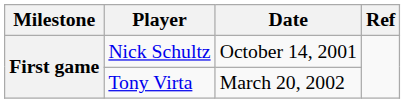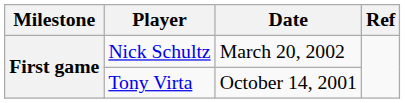(288, 51) October 14, 2001 -> (282, 51) March 20, 2002
(282, 82) March 20, 2002 -> (288, 82) October 14, 2001
